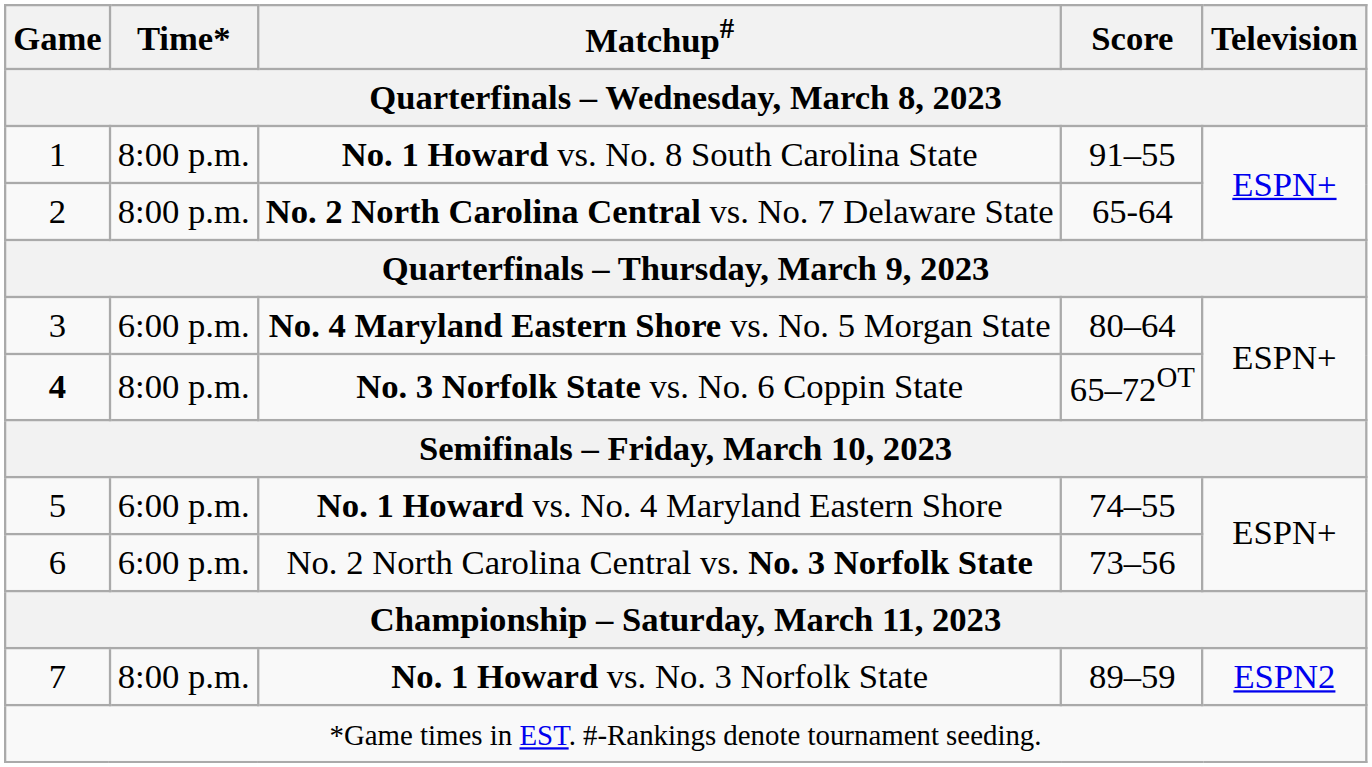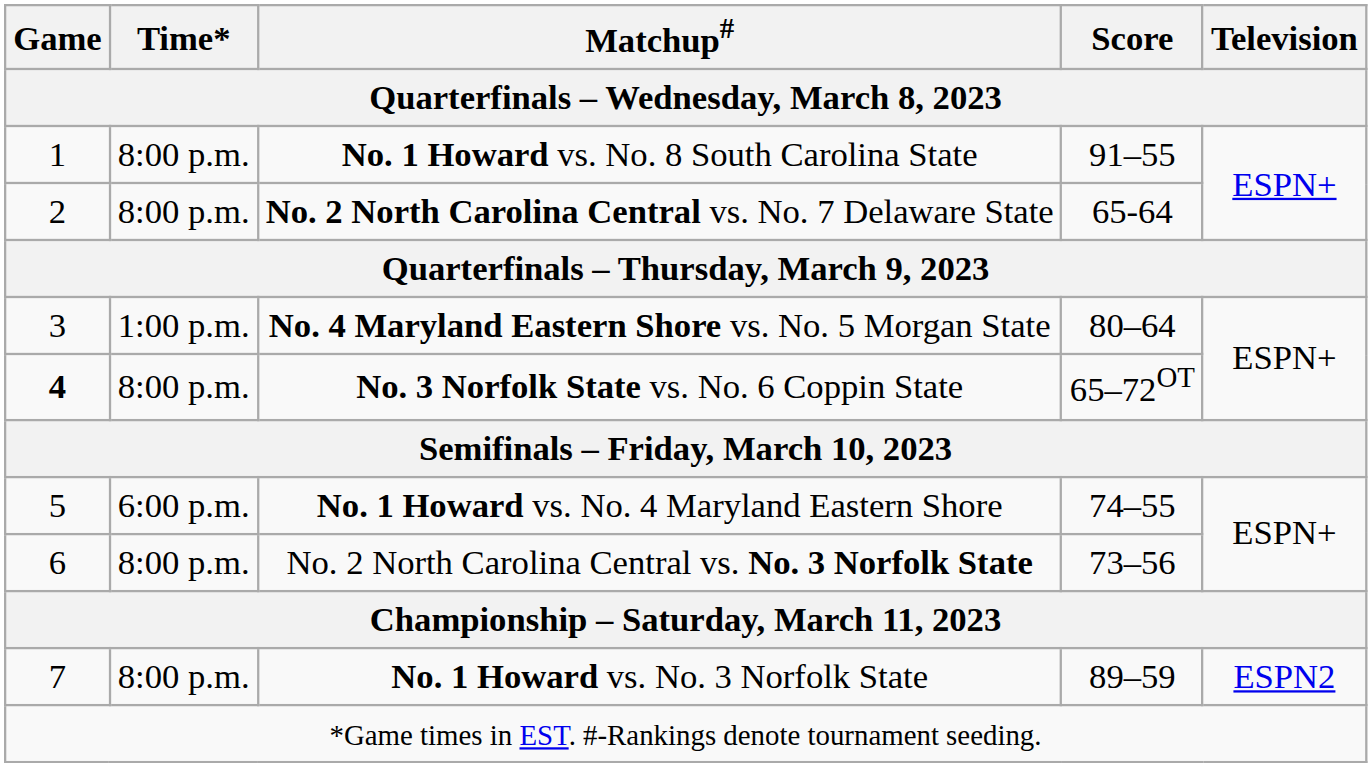(184, 325) 6:00 p.m. -> (184, 325) 1:00 p.m.
(184, 561) 6:00 p.m. -> (184, 561) 8:00 p.m.
